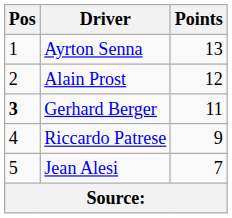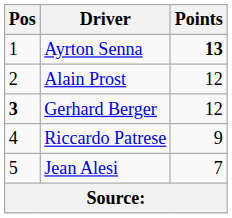(214, 49) normal -> (214, 49) bold
(214, 109) 11 -> (214, 109) 12
